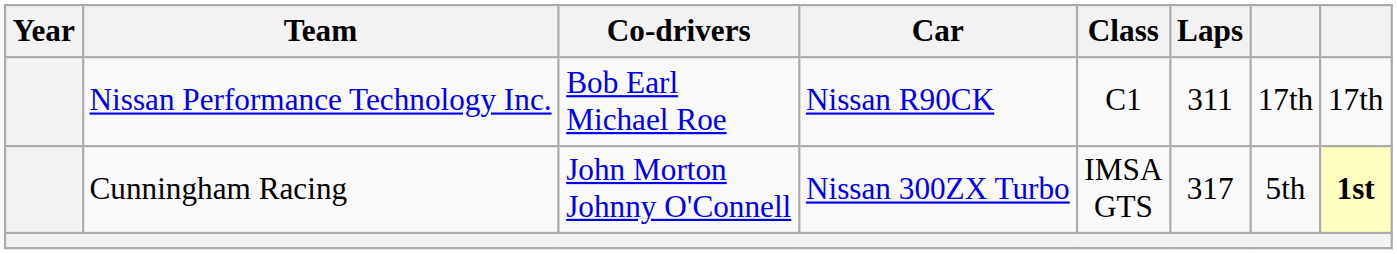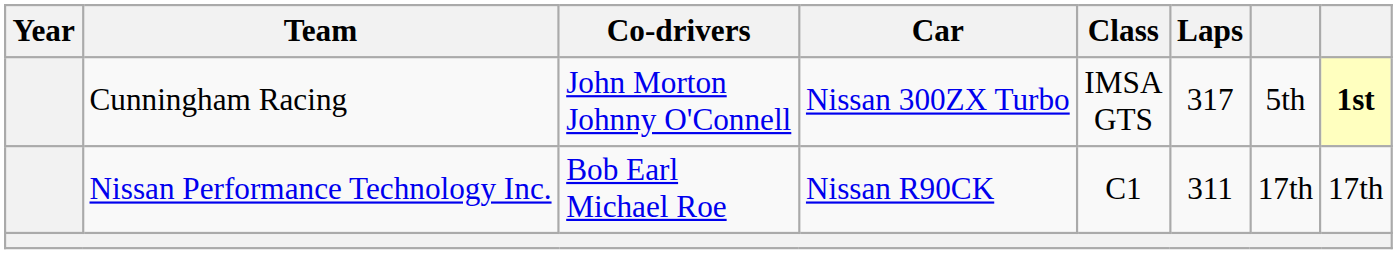rows swapped: (321, 100) <-> (218, 189)
